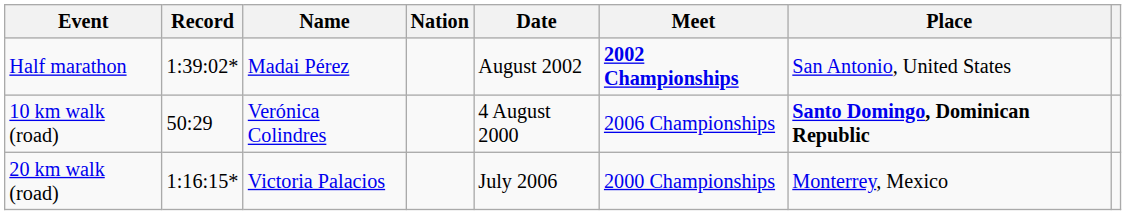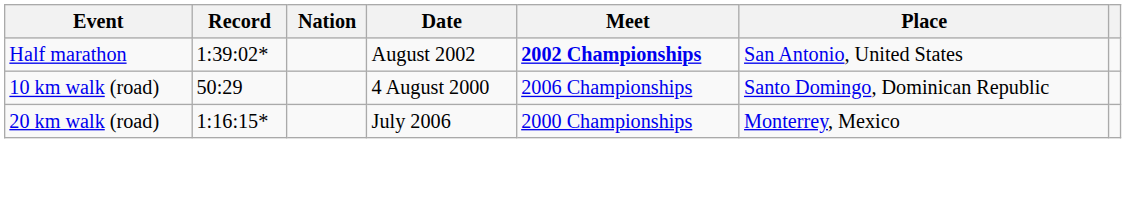- column: (324, 21)
(911, 123) bold -> (897, 88) normal
